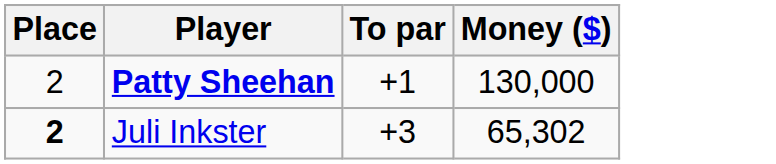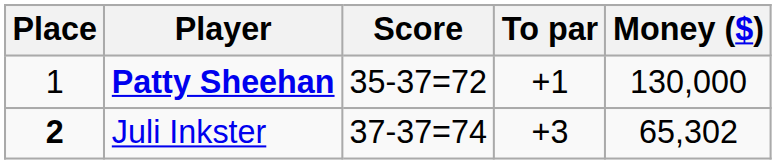+ column: (418, 30)
(55, 81) 2 -> (55, 81) 1
